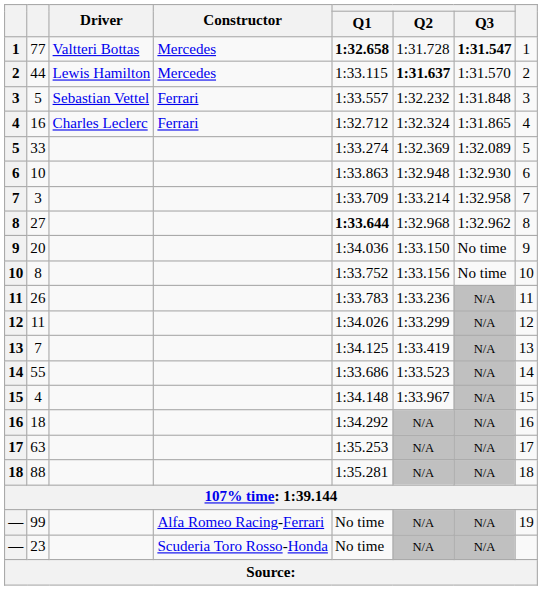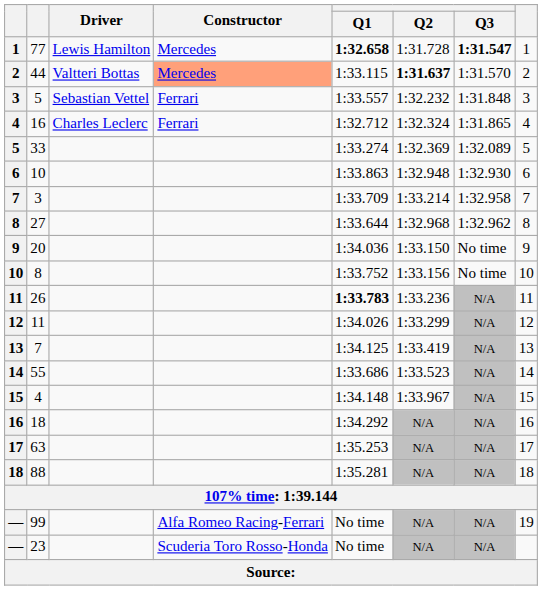(96, 48) Valtteri Bottas -> (101, 48) Lewis Hamilton
(101, 73) Lewis Hamilton -> (96, 73) Valtteri Bottas
(187, 73) no background -> (187, 73) lightsalmon background
(362, 222) bold -> (362, 222) normal
(362, 297) normal -> (362, 297) bold
